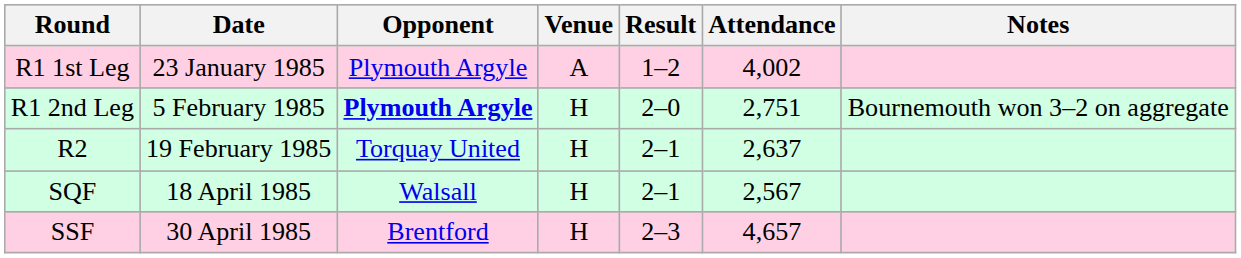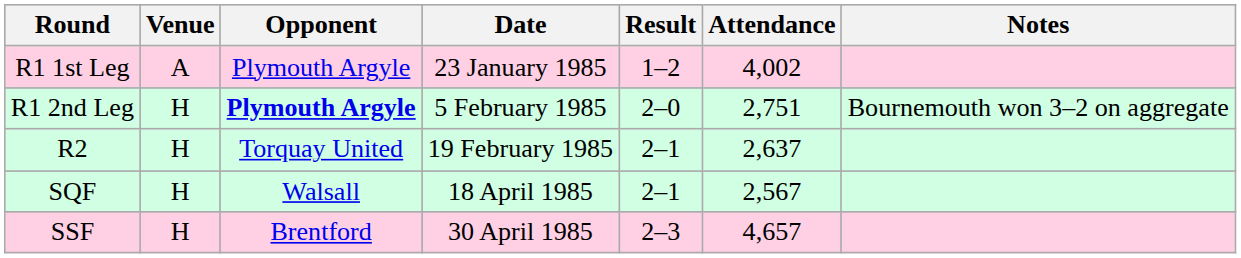columns swapped: (239, 25) <-> (579, 25)
